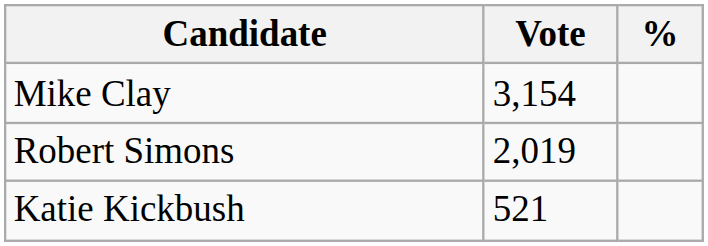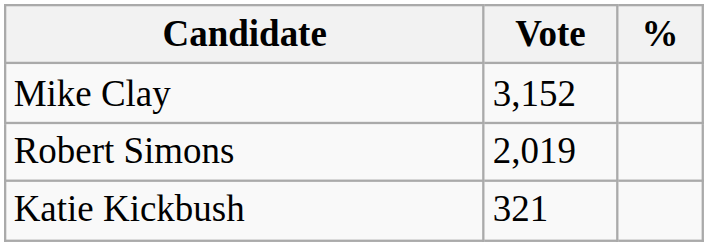(534, 92) 3,154 -> (534, 92) 3,152
(520, 209) 521 -> (520, 209) 321
